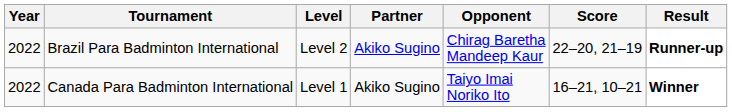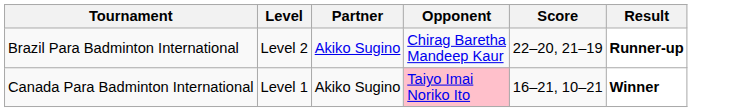- column: (24, 17)
(480, 87) no background -> (440, 87) pink background
